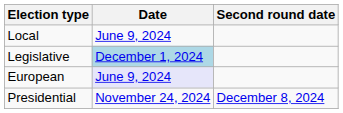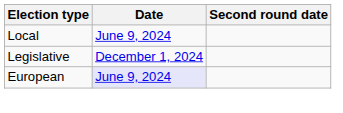(149, 56) lightblue background -> (149, 56) no background
- row: (42, 98)
